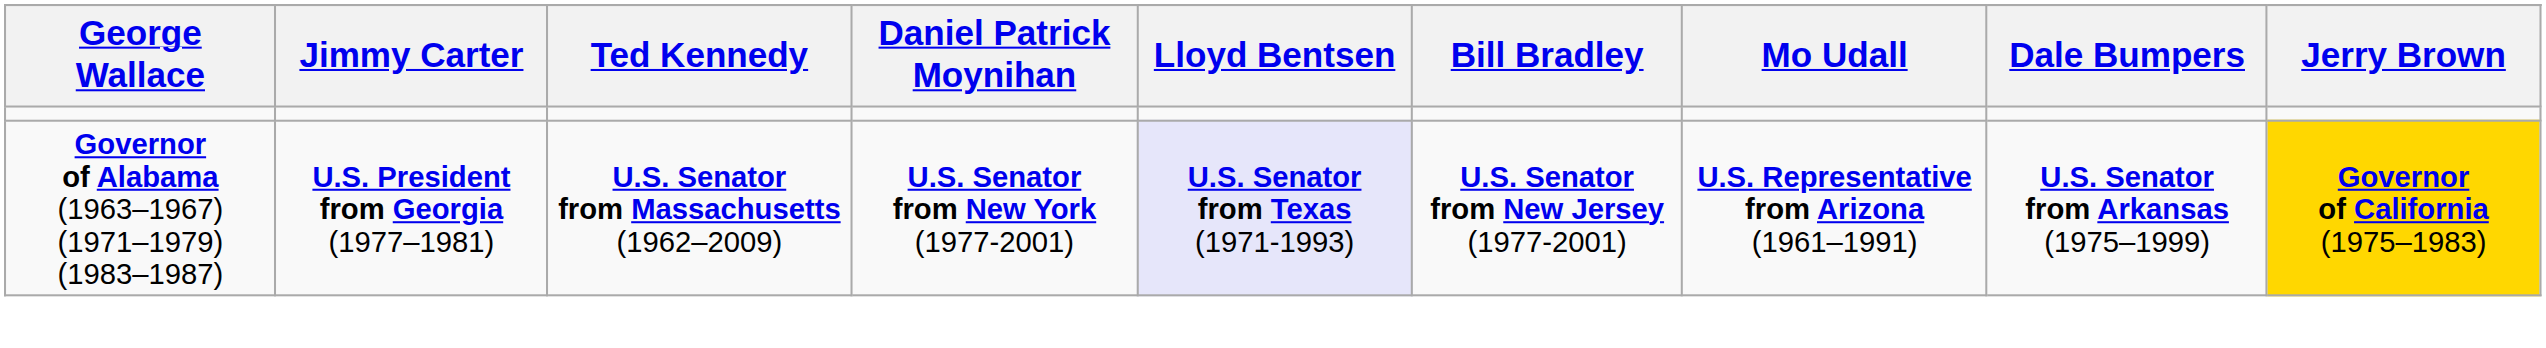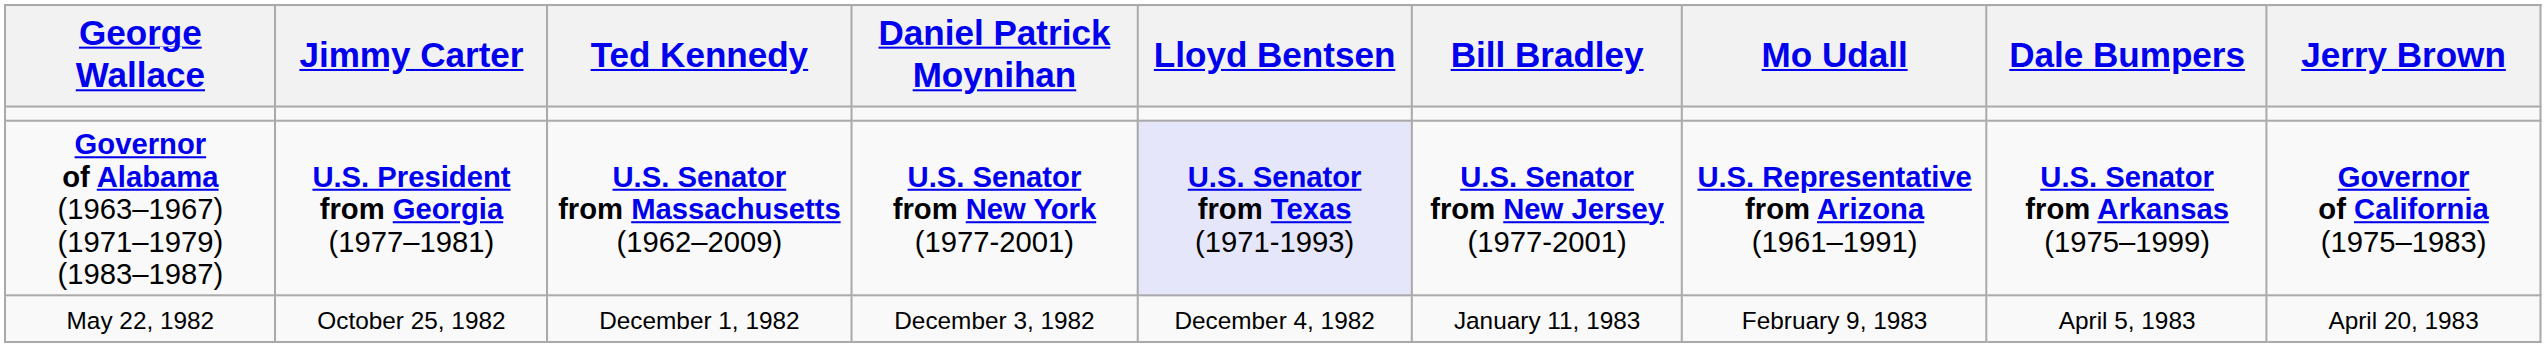(2404, 208) gold background -> (2404, 208) no background
+ row: (140, 322)
